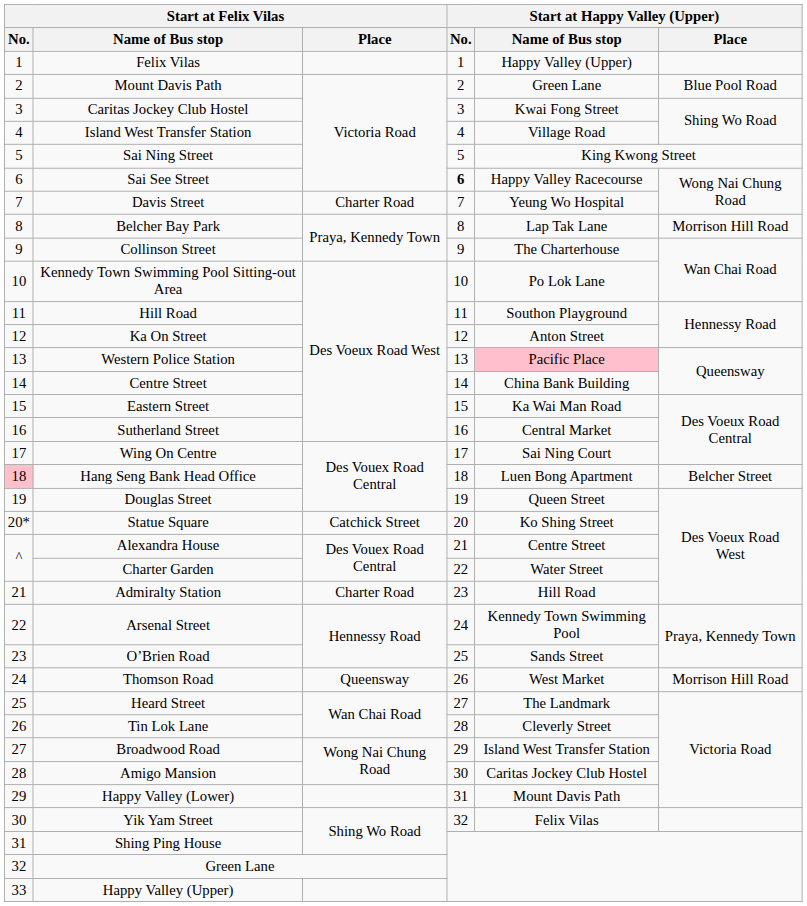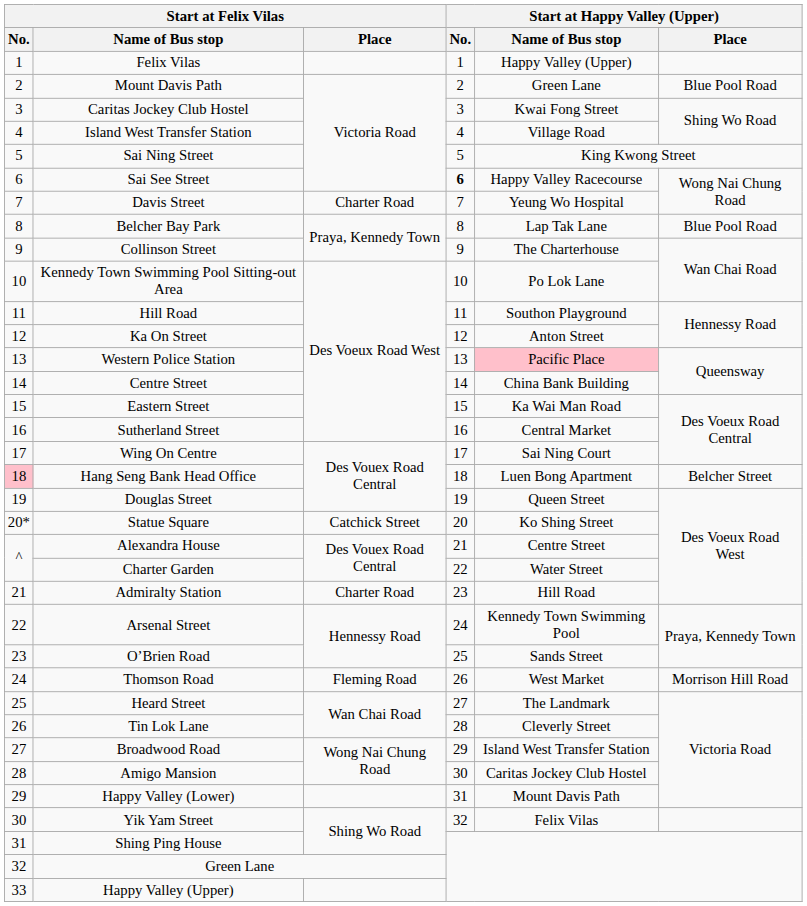(730, 226) Morrison Hill Road -> (730, 226) Blue Pool Road
(375, 679) Queensway -> (375, 679) Fleming Road
